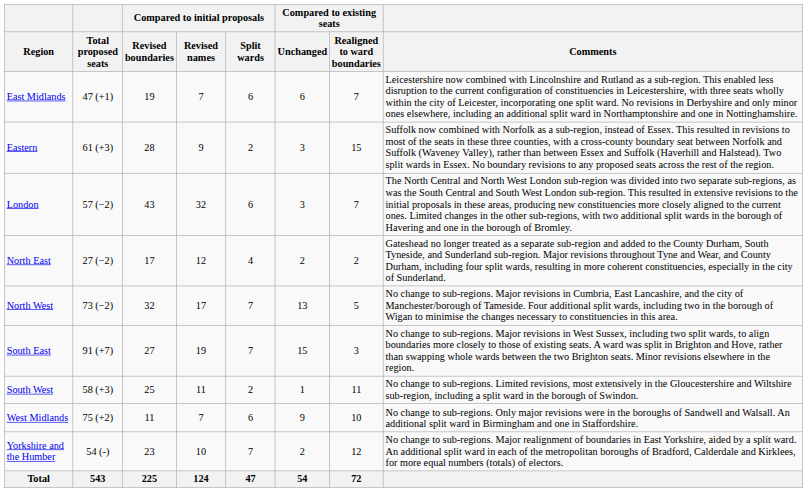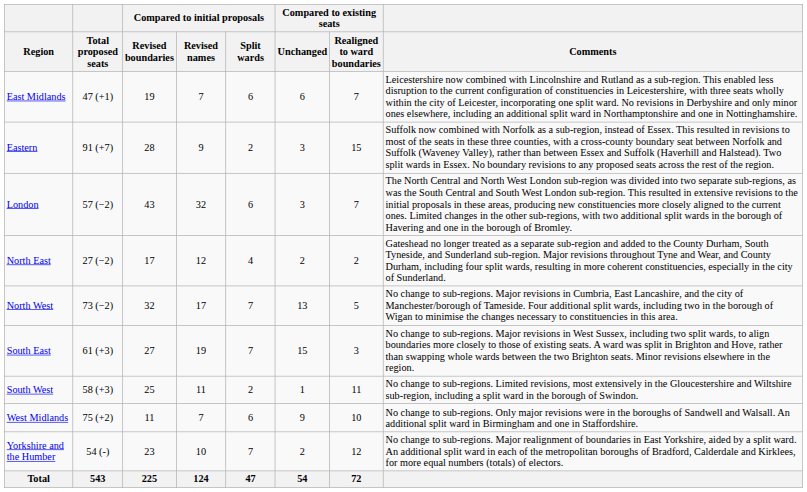(98, 147) 61 (+3) -> (98, 147) 91 (+7)
(98, 350) 91 (+7) -> (98, 350) 61 (+3)
